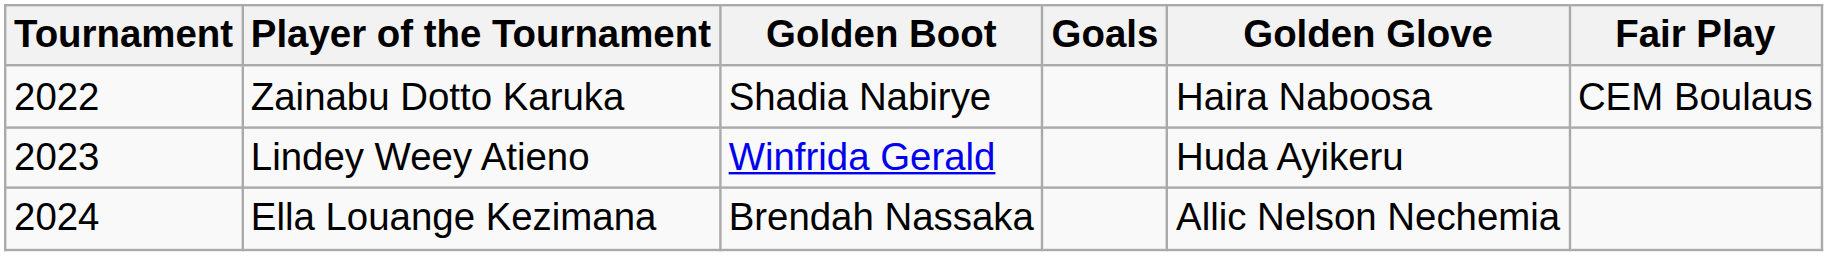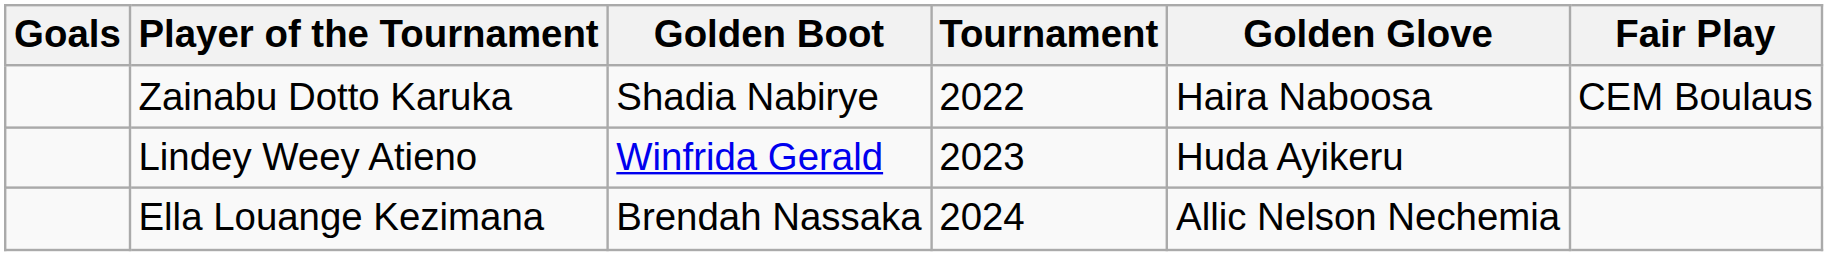columns swapped: (124, 34) <-> (1105, 34)
